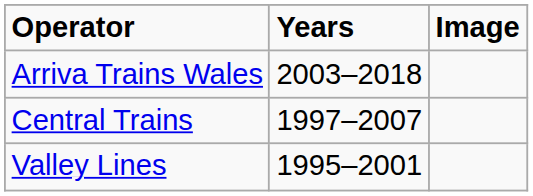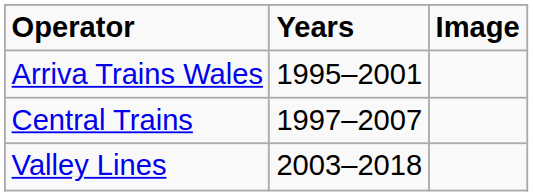(349, 73) 2003–2018 -> (349, 73) 1995–2001
(349, 166) 1995–2001 -> (349, 166) 2003–2018
